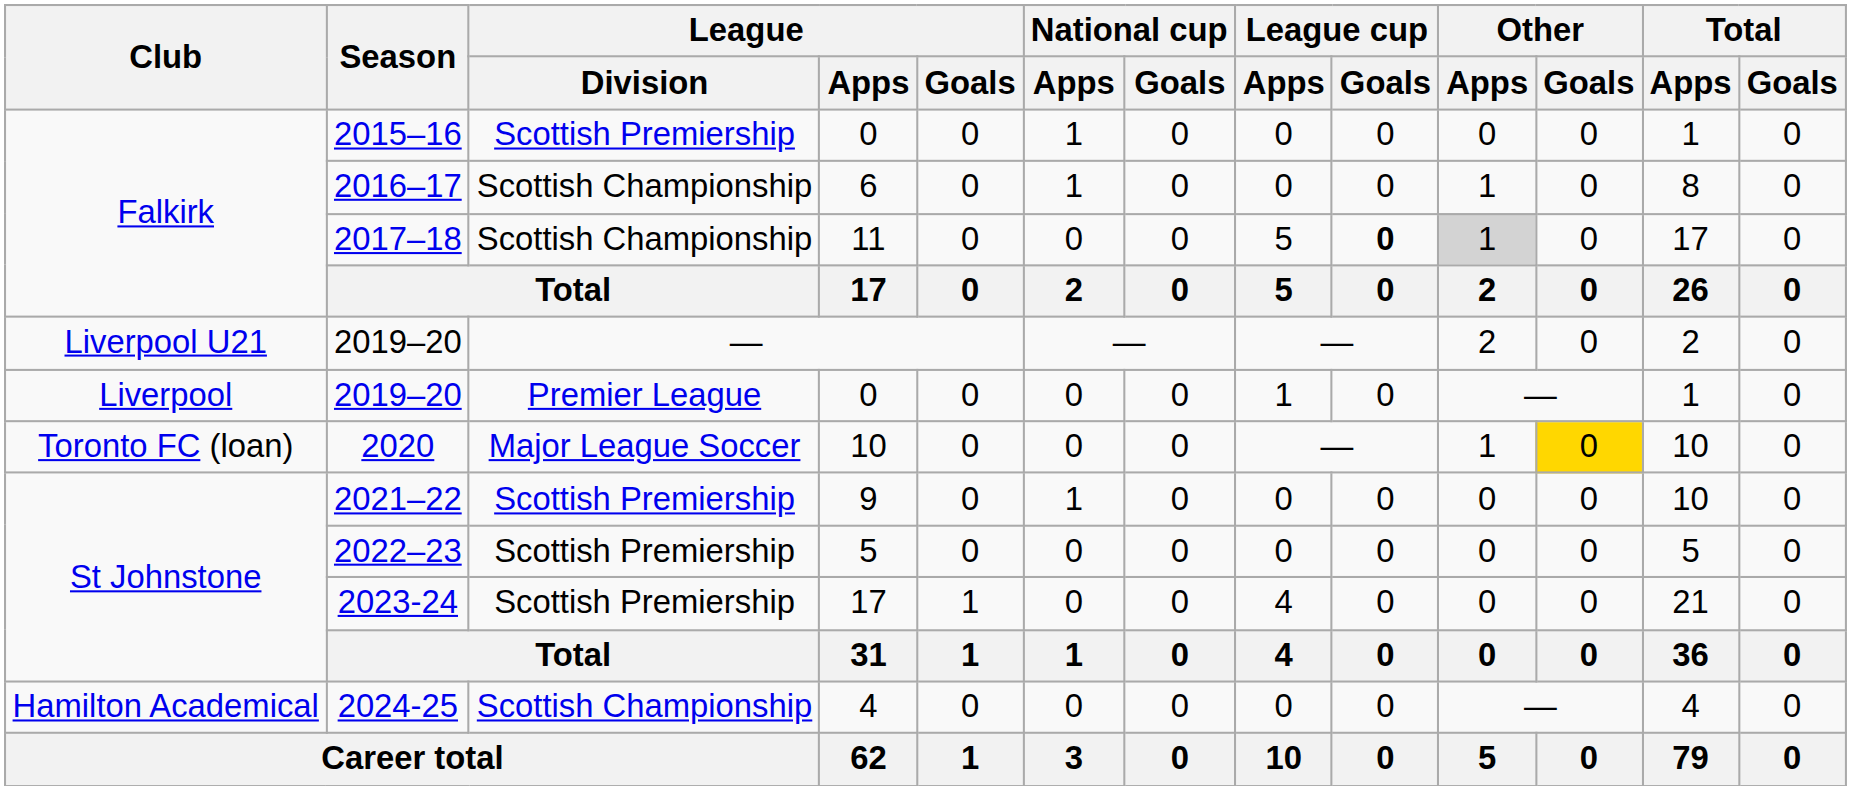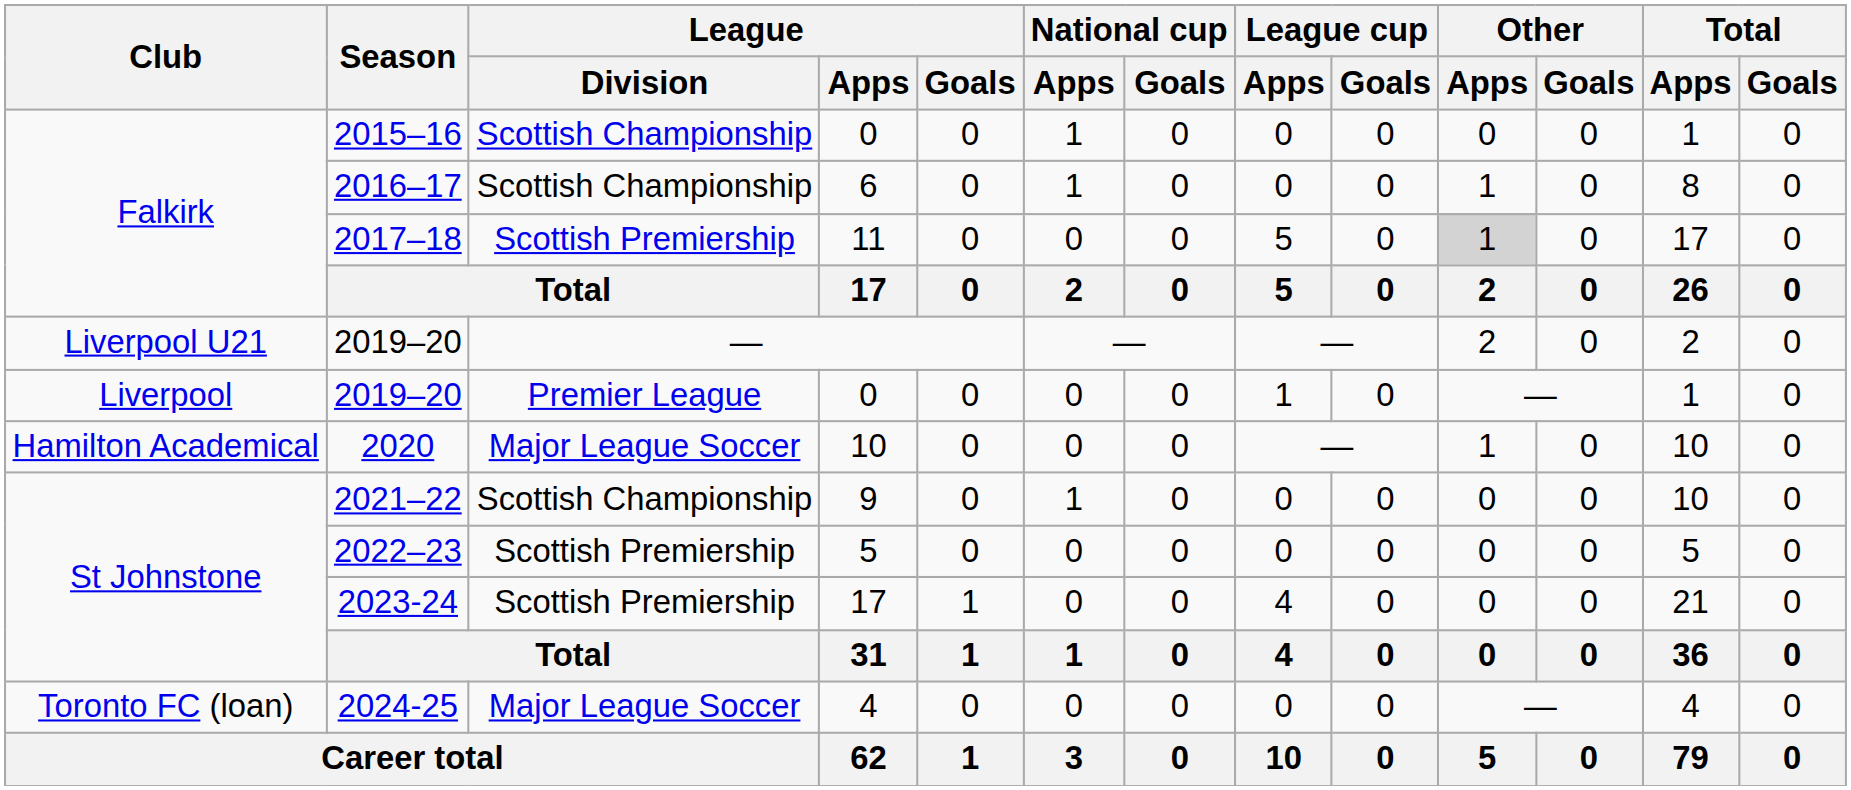(645, 134) Scottish Premiership -> (645, 134) Scottish Championship
(645, 238) Scottish Championship -> (645, 238) Scottish Premiership
(1385, 238) bold -> (1385, 238) normal
(166, 446) Toronto FC (loan) -> (166, 446) Hamilton Academical
(1589, 446) gold background -> (1589, 446) no background
(645, 498) Scottish Premiership -> (645, 498) Scottish Championship
(166, 706) Hamilton Academical -> (166, 706) Toronto FC (loan)
(645, 706) Scottish Championship -> (645, 706) Major League Soccer
